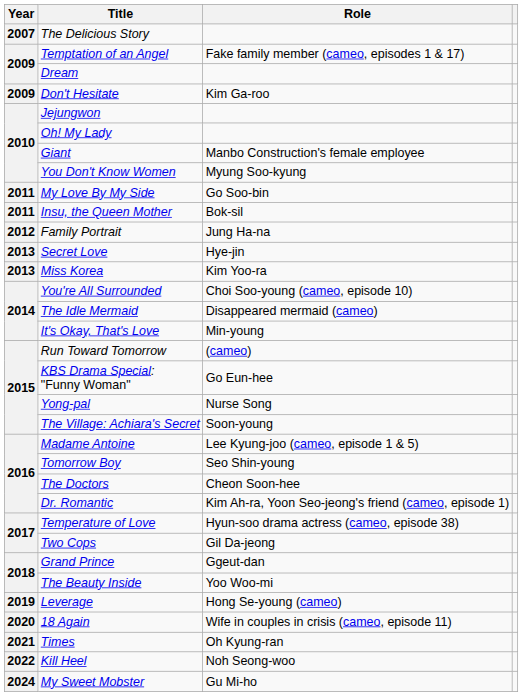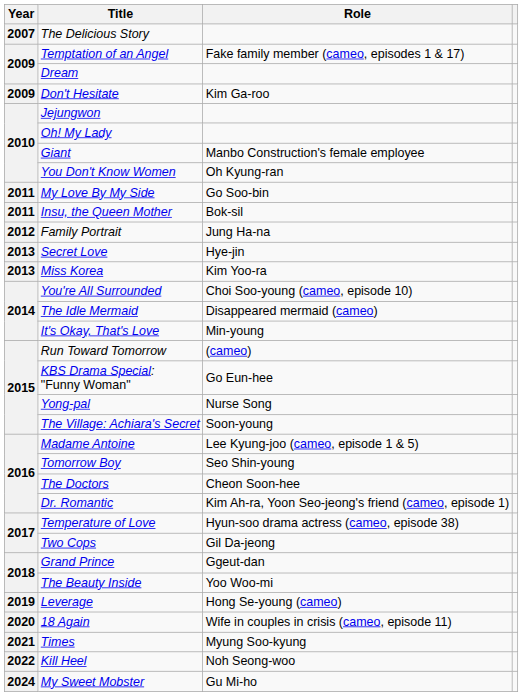(256, 172) Myung Soo-kyung -> (245, 172) Oh Kyung-ran
(245, 642) Oh Kyung-ran -> (256, 642) Myung Soo-kyung
